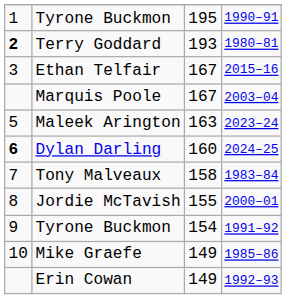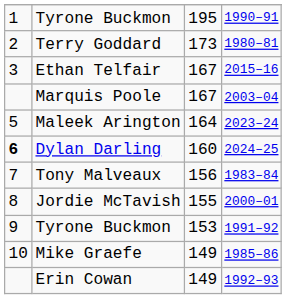(13, 44) bold -> (13, 44) normal
(203, 44) 193 -> (203, 44) 173
(203, 123) 163 -> (203, 123) 164
(203, 175) 158 -> (203, 175) 156
(203, 228) 154 -> (203, 228) 153
